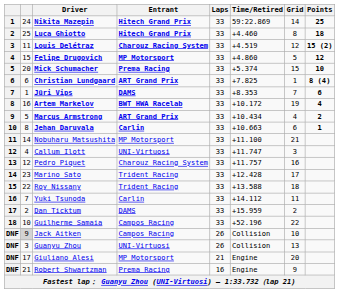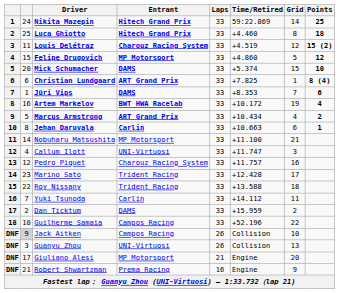(144, 69) Prema Racing -> (127, 69) DAMS
